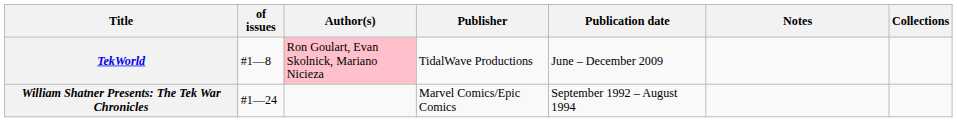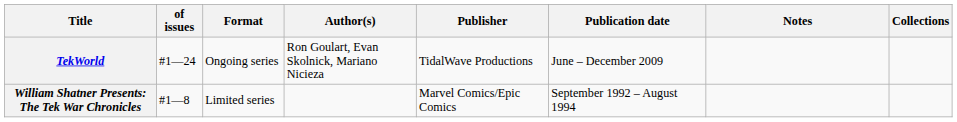+ column: (243, 20)
(256, 60) #1—8 -> (177, 60) #1—24
(333, 60) pink background -> (333, 60) no background
(259, 100) #1—24 -> (174, 100) #1—8
